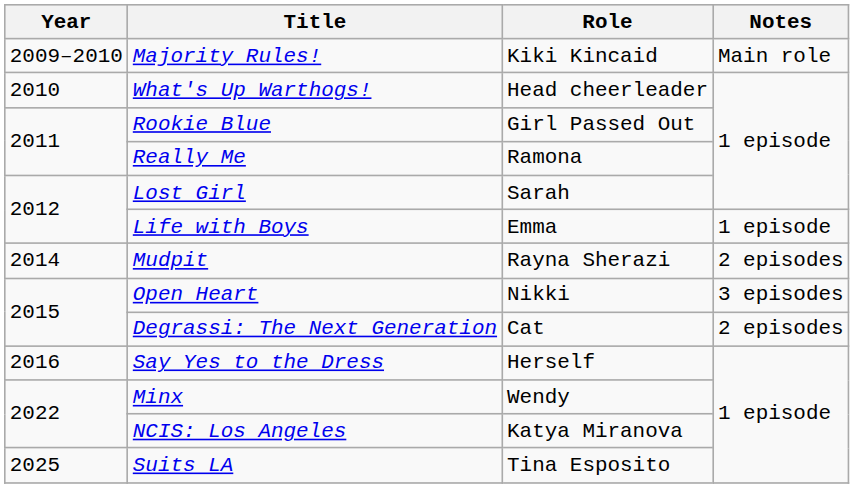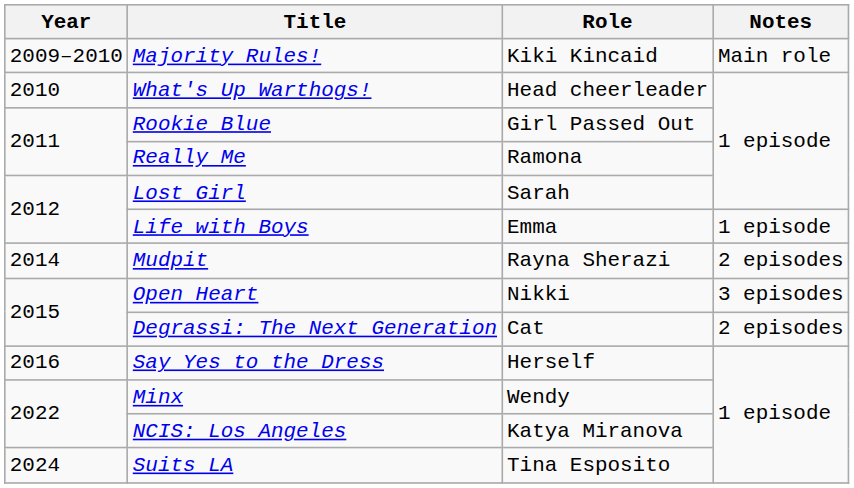(35, 465) 2025 -> (35, 465) 2024
